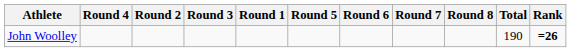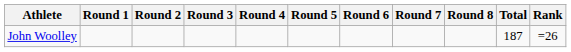columns swapped: (262, 15) <-> (106, 15)
(513, 36) 190 -> (513, 36) 187
(548, 36) bold -> (548, 36) normal
